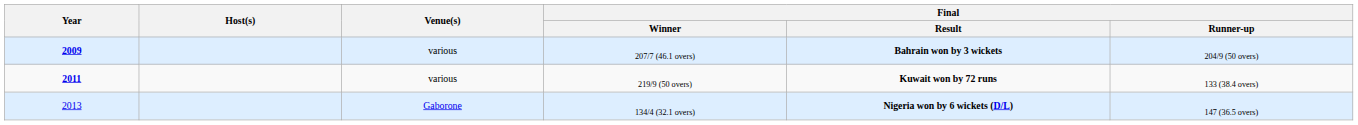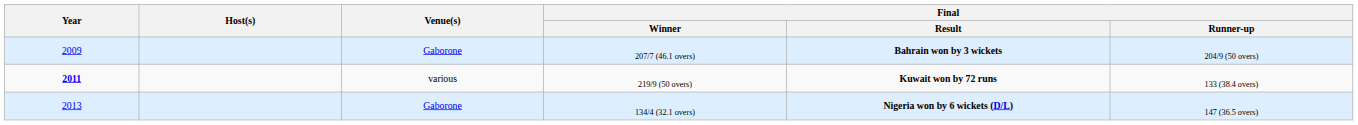(72, 51) bold -> (72, 51) normal
(443, 51) various -> (443, 51) Gaborone
